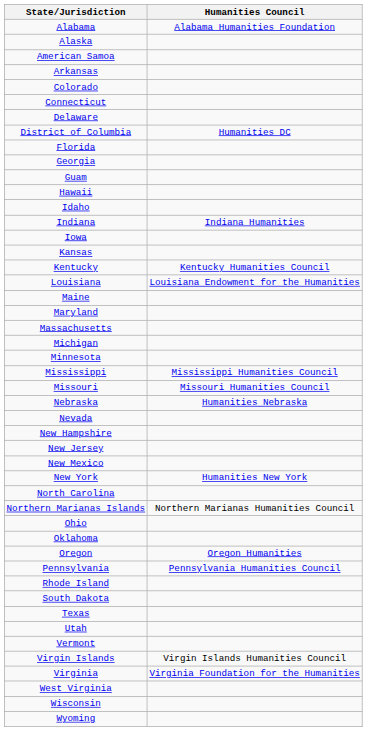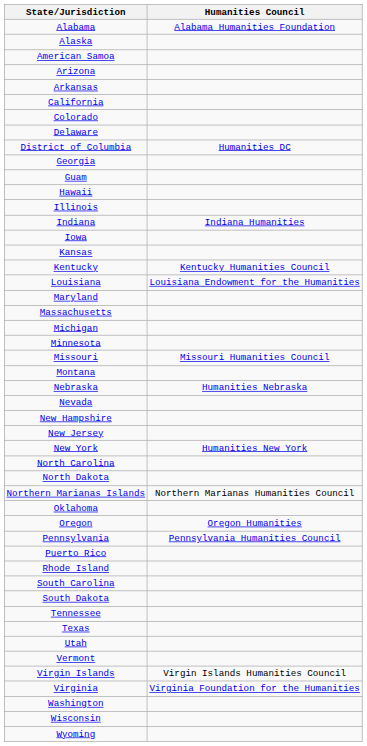+ row: (76, 72)
+ row: (76, 102)
- row: (76, 102)
- row: (76, 147)
- row: (76, 207)
+ row: (76, 207)
- row: (76, 298)
- row: (76, 373)
+ row: (76, 373)
- row: (76, 463)
+ row: (76, 478)
- row: (76, 523)
+ row: (76, 553)
+ row: (76, 584)
+ row: (76, 614)
+ row: (76, 704)
- row: (76, 689)
